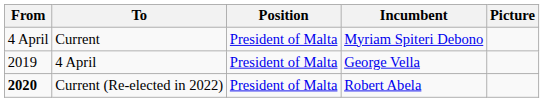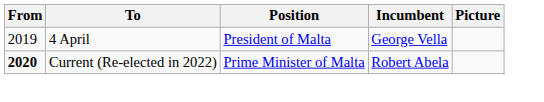- row: (78, 39)
(284, 85) President of Malta -> (294, 62) Prime Minister of Malta
